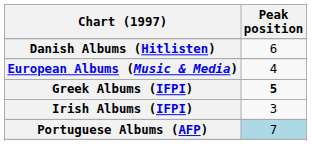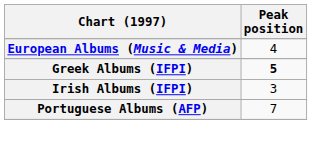- row: (123, 49)
(274, 129) lightblue background -> (274, 109) no background
